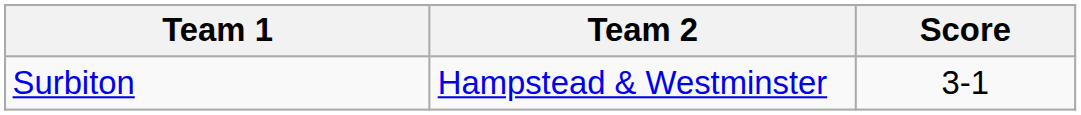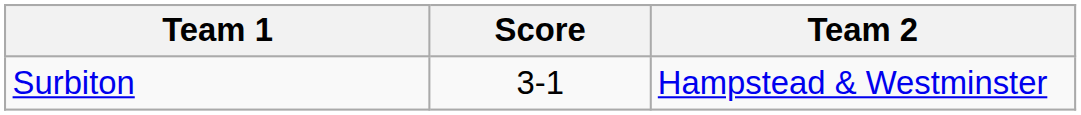columns swapped: (643, 30) <-> (965, 30)
